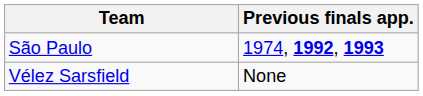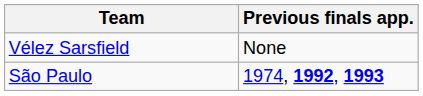rows swapped: (69, 76) <-> (50, 47)
